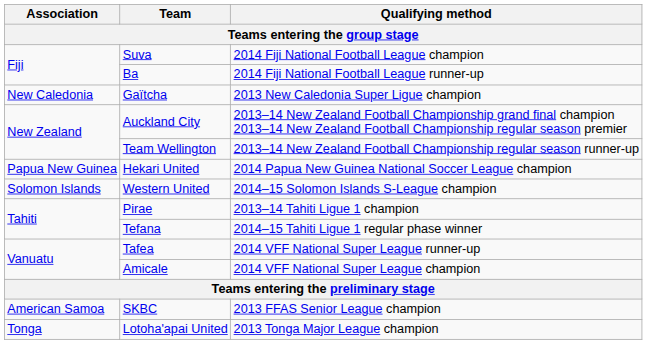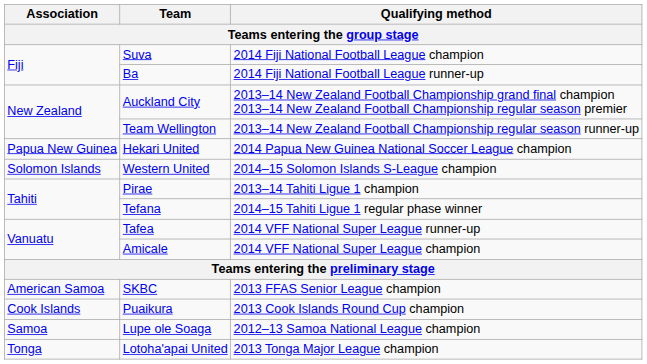- row: (145, 94)
+ row: (148, 309)
+ row: (167, 329)
